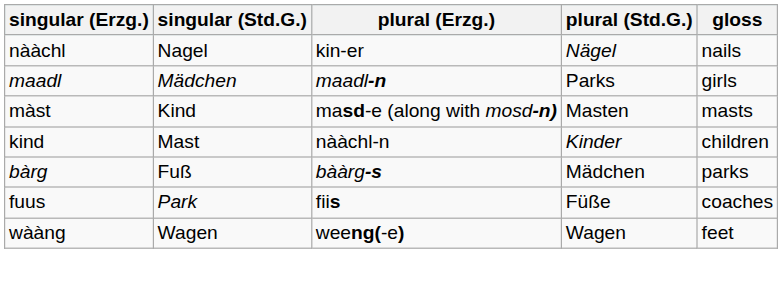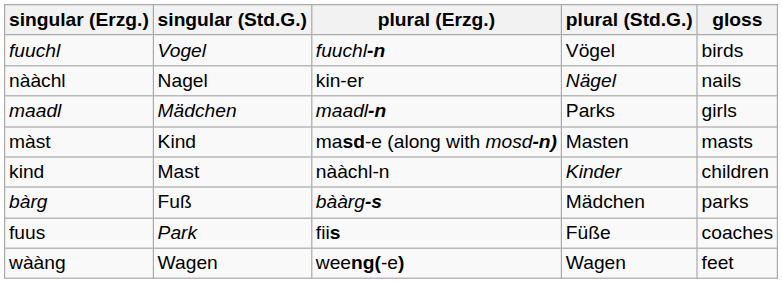+ row: (35, 50)
